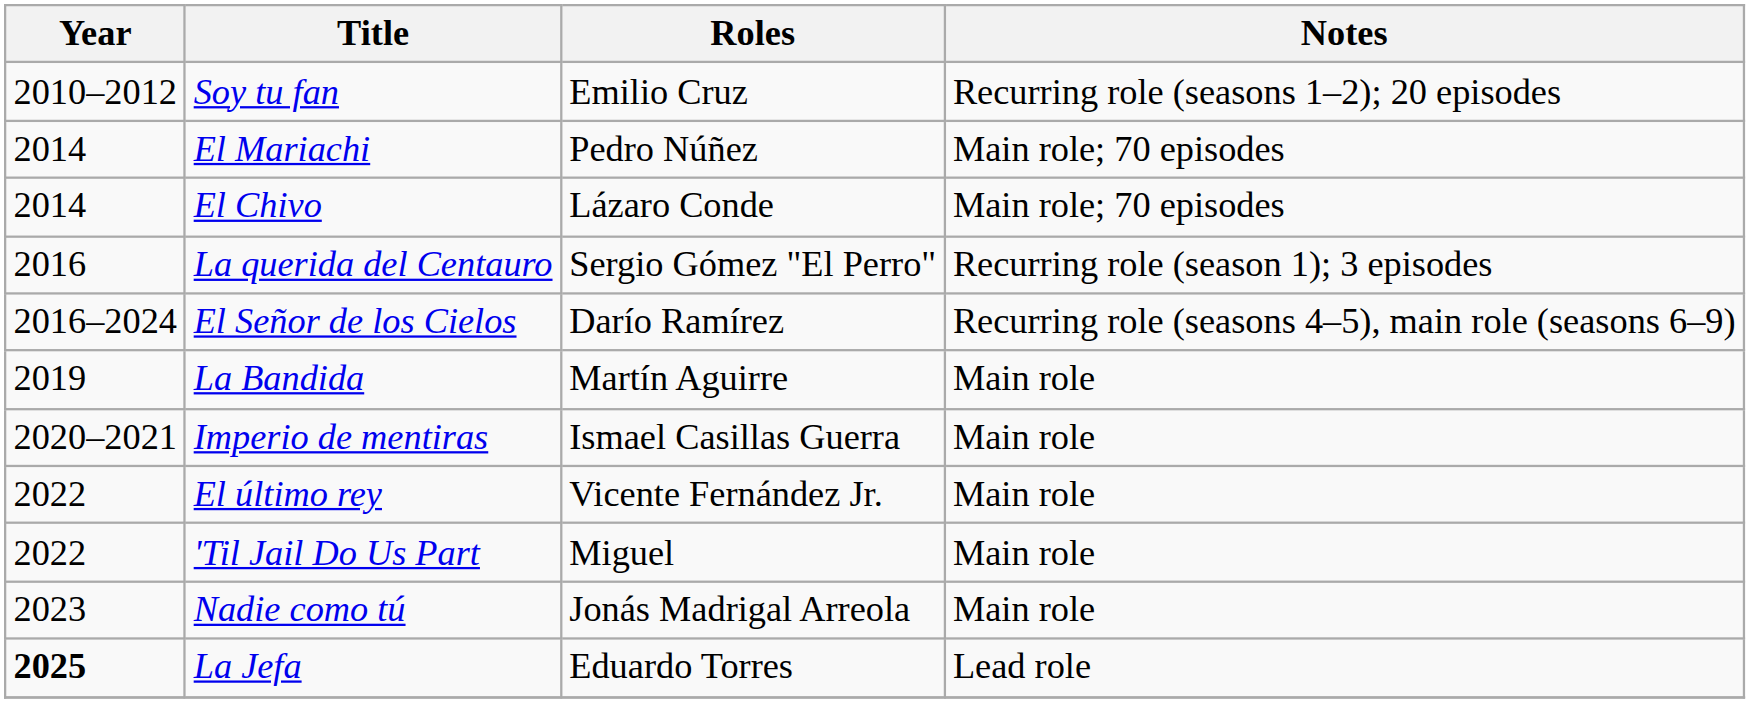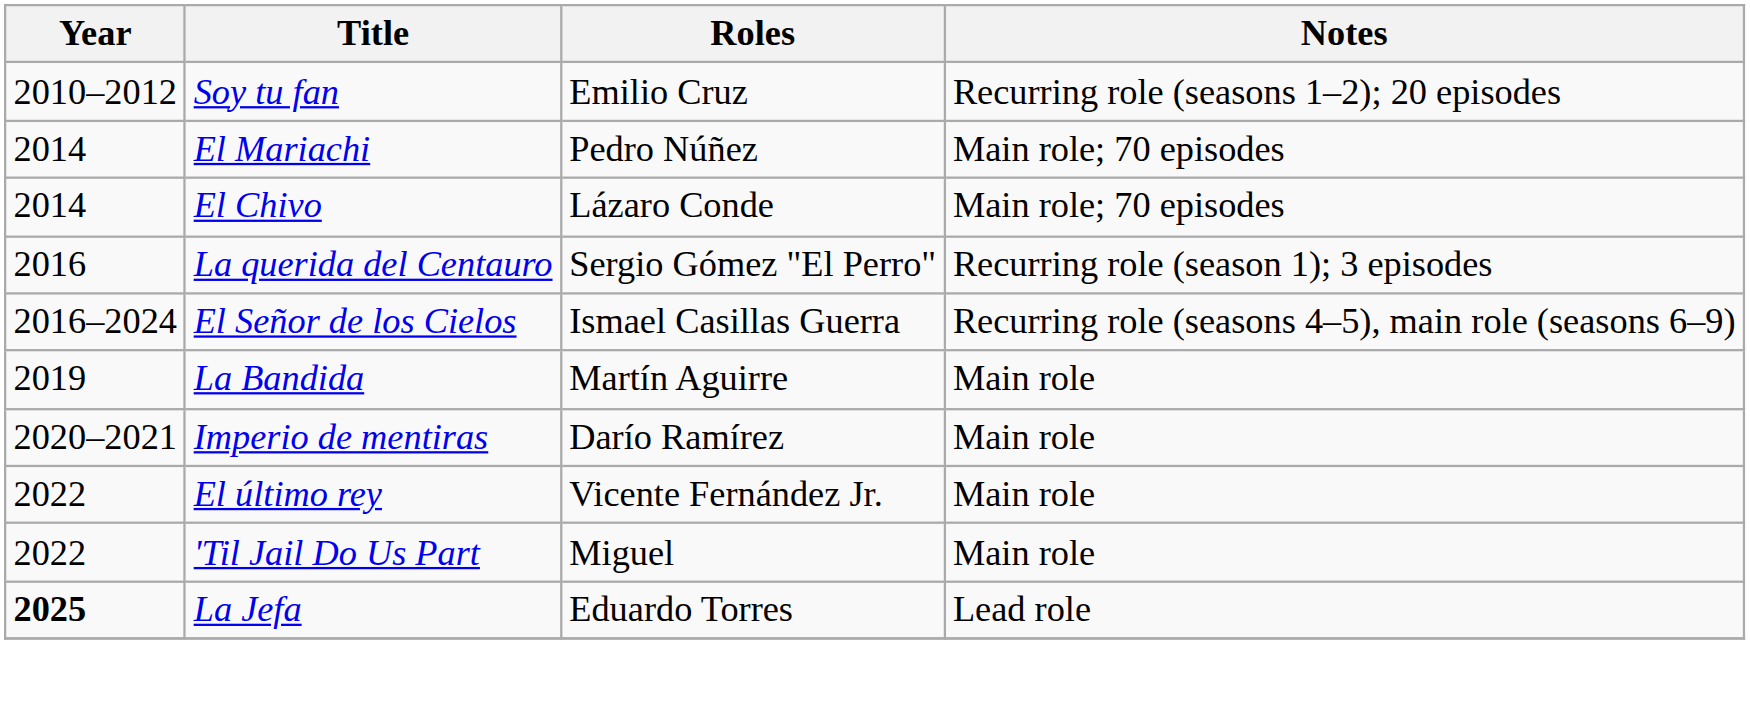(677, 321) Darío Ramírez -> (735, 321) Ismael Casillas Guerra
(735, 436) Ismael Casillas Guerra -> (677, 436) Darío Ramírez
- row: (300, 609)
